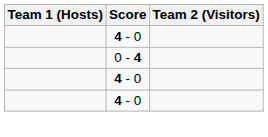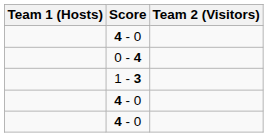+ row: (55, 79)
